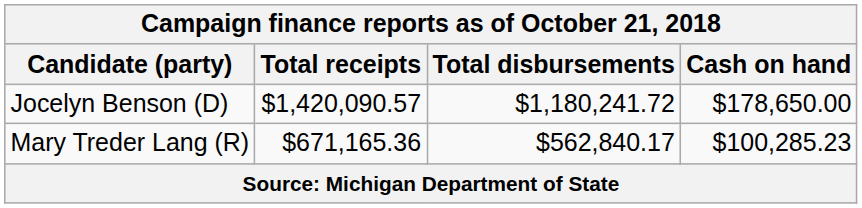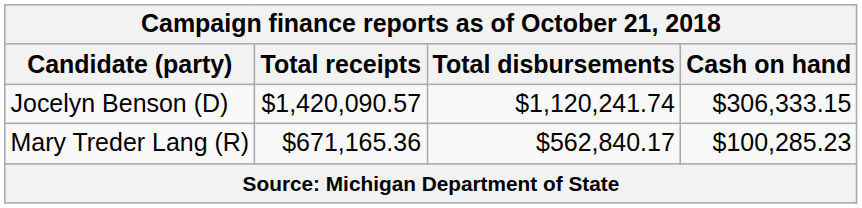(595, 103) $1,180,241.72 -> (595, 103) $1,120,241.74
(782, 103) $178,650.00 -> (782, 103) $306,333.15
